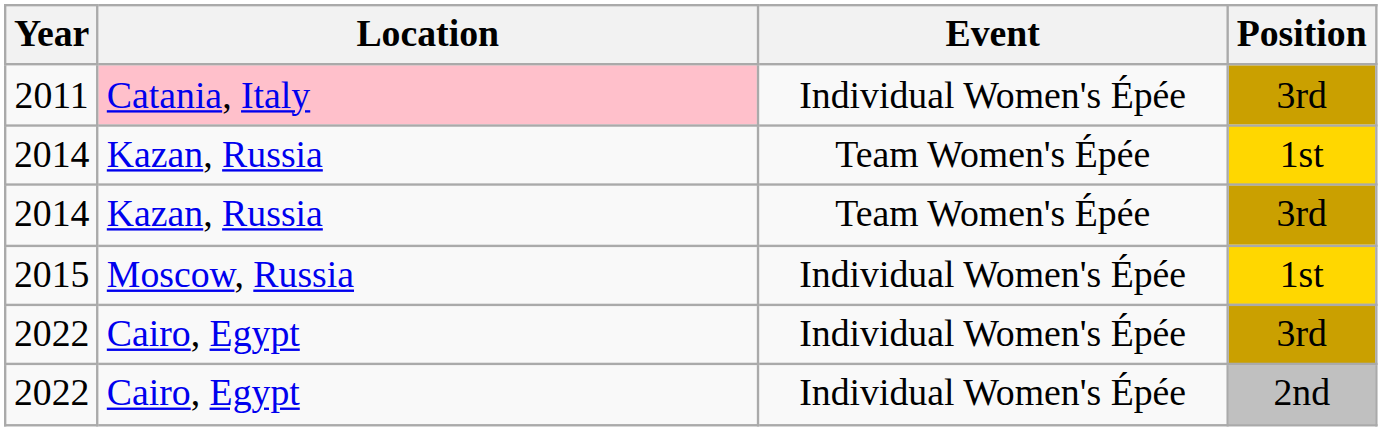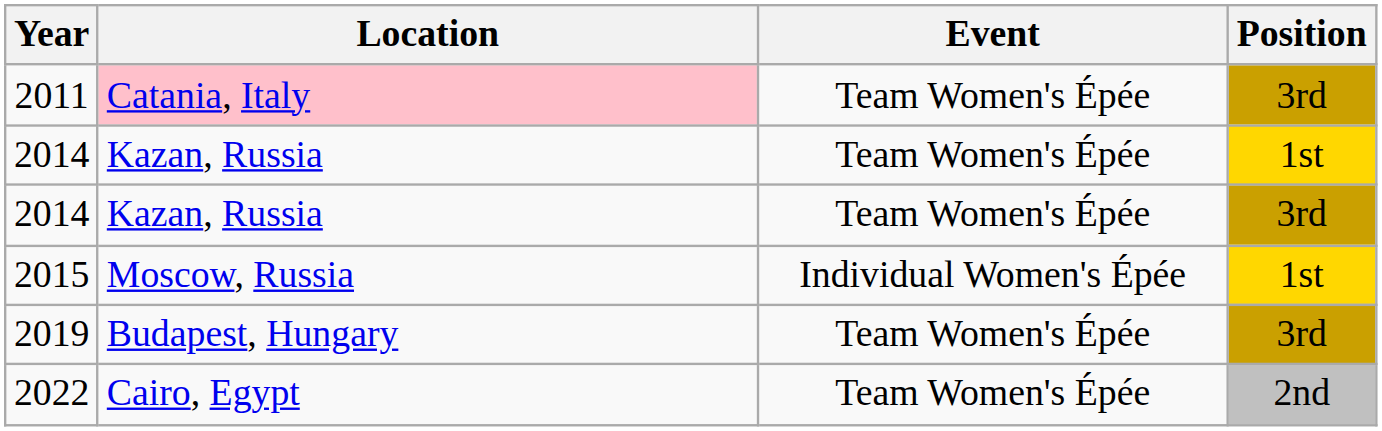(993, 94) Individual Women's Épée -> (993, 94) Team Women's Épée
+ row: (52, 333)
- row: (52, 333)
(993, 393) Individual Women's Épée -> (993, 393) Team Women's Épée
